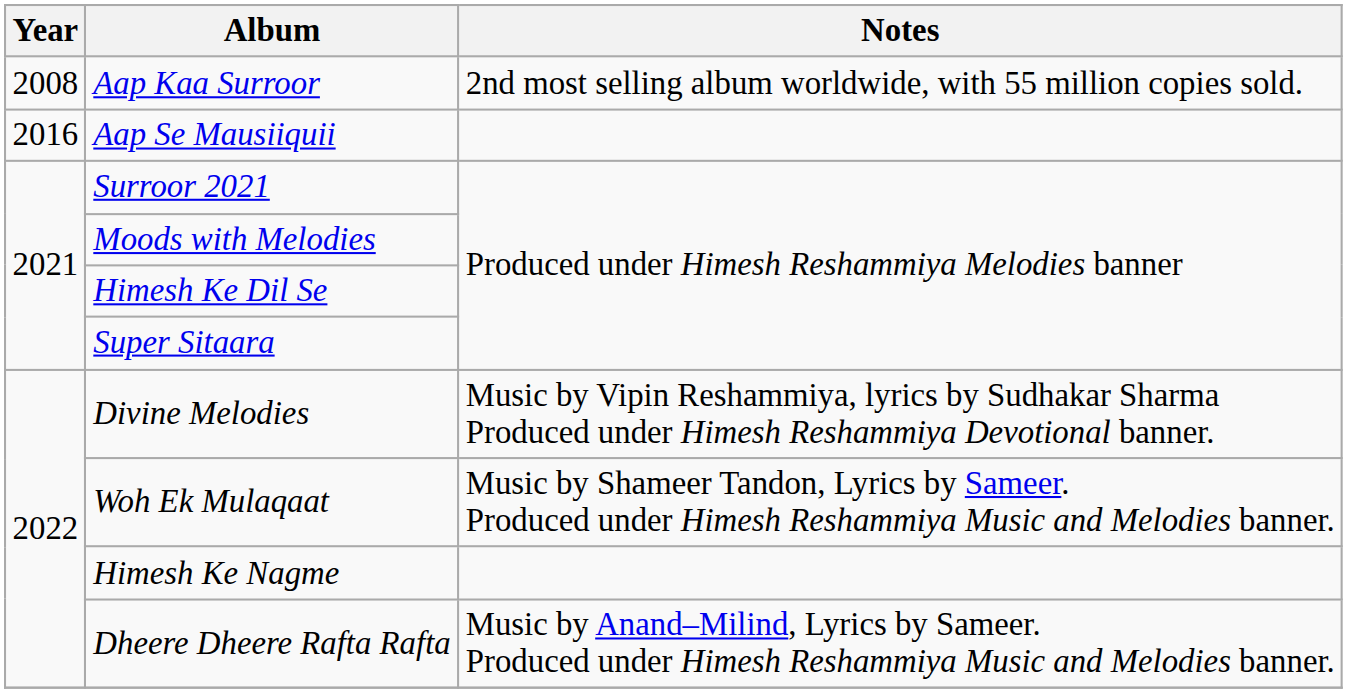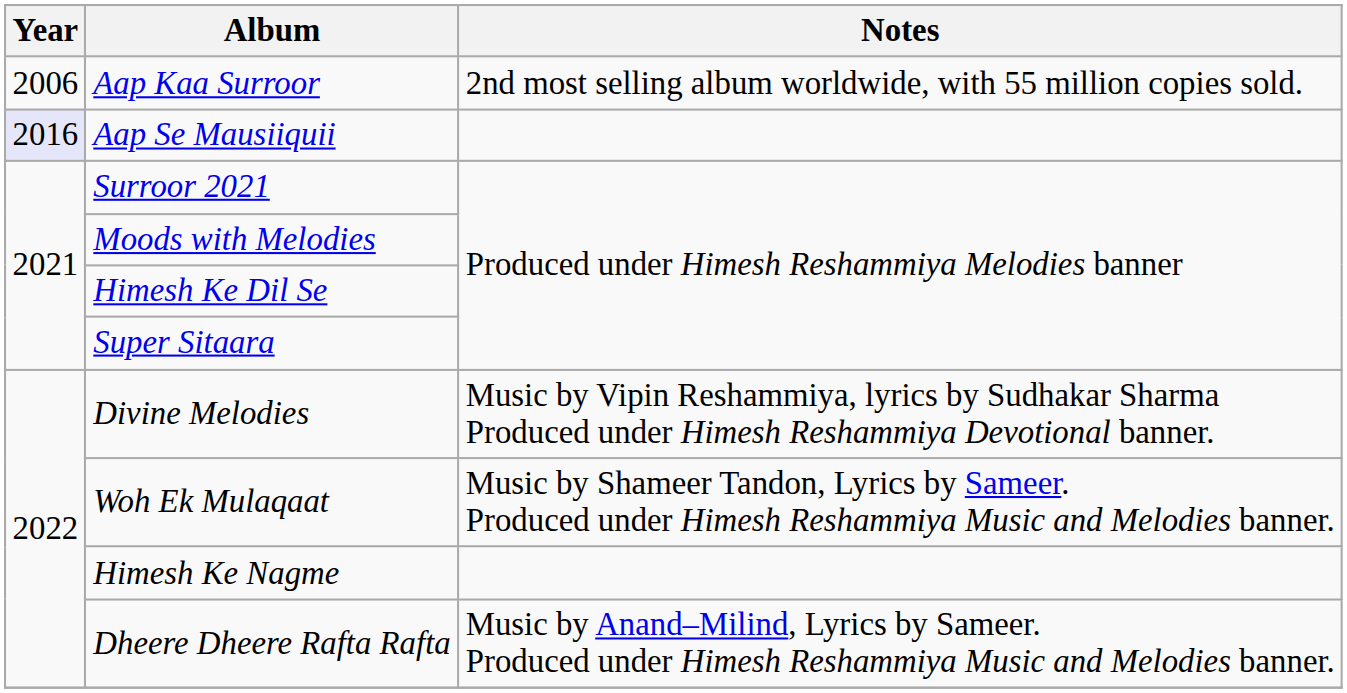(45, 82) 2008 -> (45, 82) 2006
(45, 134) no background -> (45, 134) lavender background
